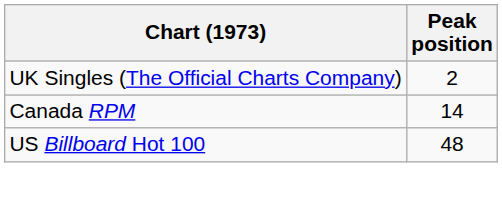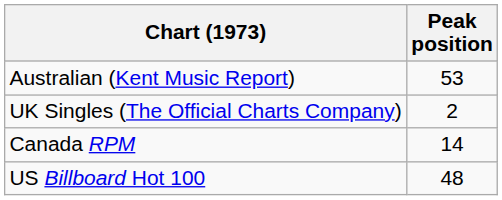+ row: (152, 77)
